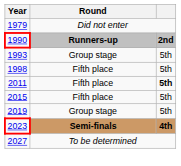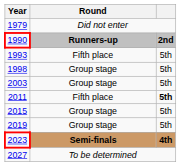(93, 55) Group stage -> (93, 55) Fifth place
(93, 70) Fifth place -> (93, 70) Group stage
+ row: (17, 83)
(93, 97) Fifth place -> (93, 111) Group stage
